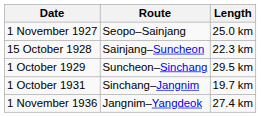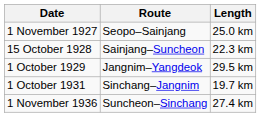(155, 67) Suncheon–Sinchang -> (152, 67) Jangnim–Yangdeok
(152, 103) Jangnim–Yangdeok -> (155, 103) Suncheon–Sinchang
